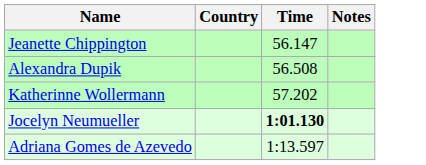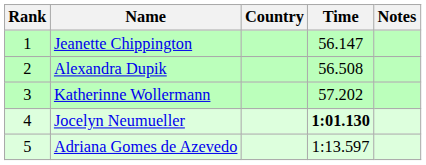+ column: (27, 17)
